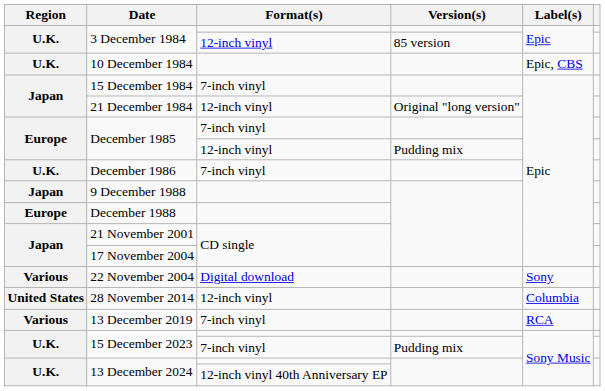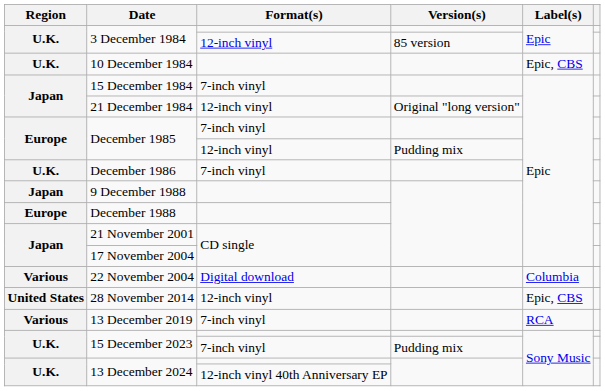(540, 277) Sony -> (552, 277) Columbia
(552, 298) Columbia -> (554, 298) Epic, CBS
